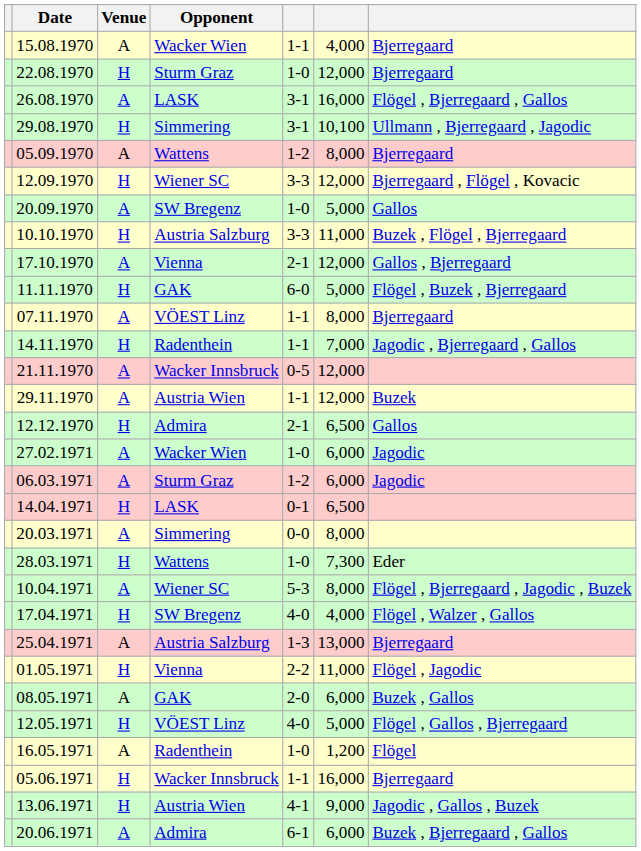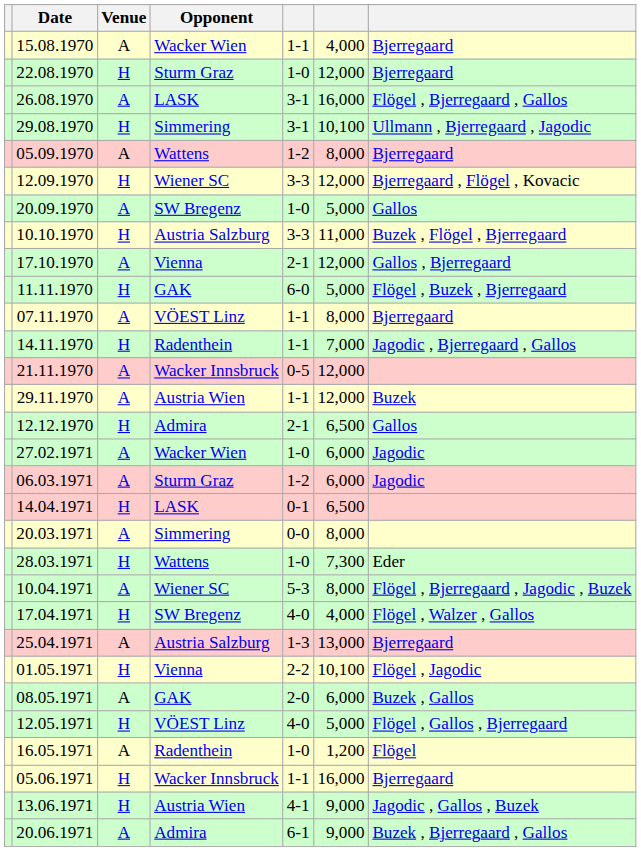(341, 669) 11,000 -> (341, 669) 10,100
(345, 832) 6,000 -> (345, 832) 9,000
